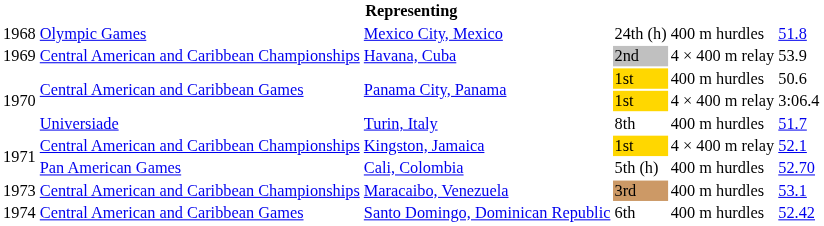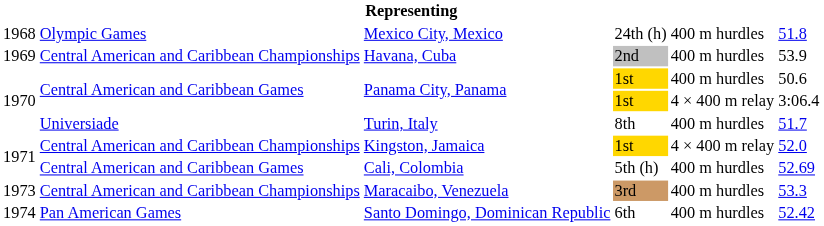(722, 56) 4 × 400 m relay -> (717, 56) 400 m hurdles
(793, 145) 52.1 -> (793, 145) 52.0
(110, 168) Pan American Games -> (172, 168) Central American and Caribbean Games
(797, 168) 52.70 -> (797, 168) 52.69
(793, 190) 53.1 -> (793, 190) 53.3
(172, 213) Central American and Caribbean Games -> (110, 213) Pan American Games
